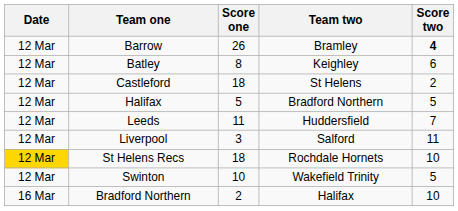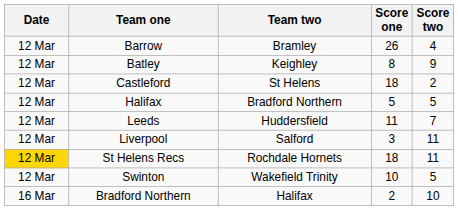columns swapped: (239, 20) <-> (336, 20)
(433, 45) bold -> (433, 45) normal
(433, 64) 6 -> (433, 64) 9
(433, 158) 10 -> (433, 158) 11
